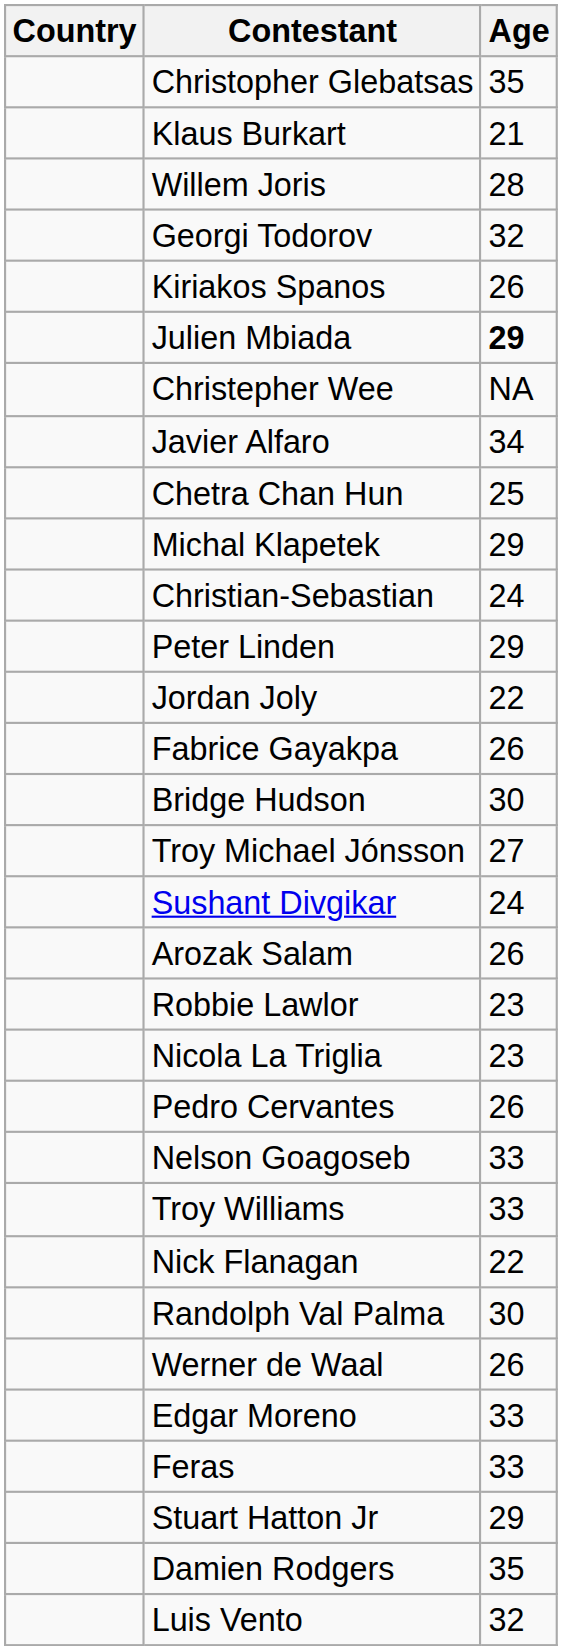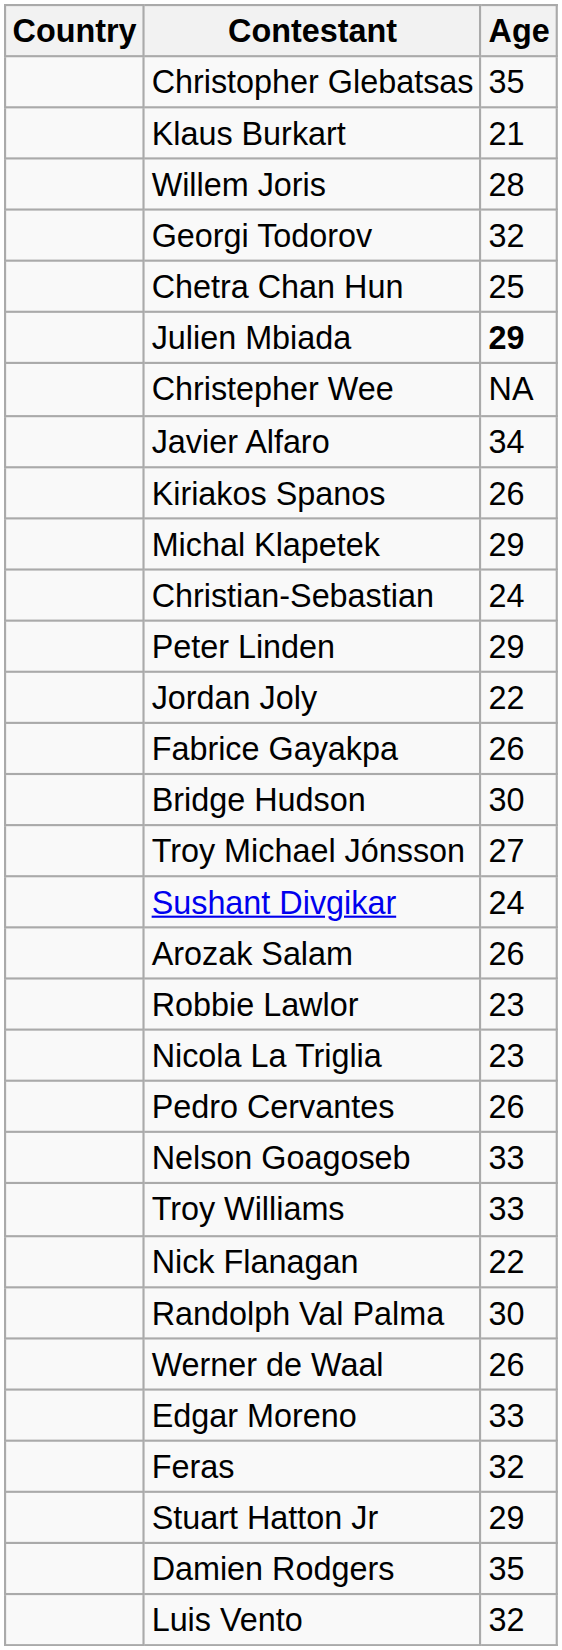rows swapped: (278, 492) <-> (269, 287)
(507, 1466) 33 -> (507, 1466) 32
